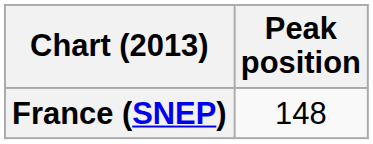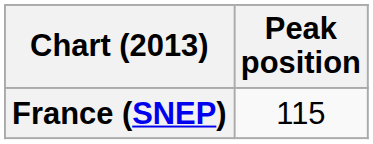(301, 112) 148 -> (301, 112) 115
